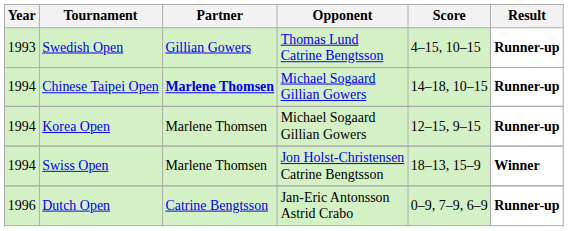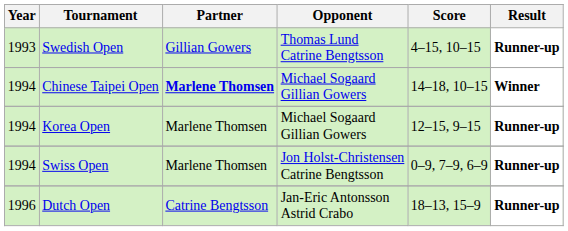(527, 87) Runner-up -> (517, 87) Winner
(446, 166) 18–13, 15–9 -> (449, 166) 0–9, 7–9, 6–9
(517, 166) Winner -> (527, 166) Runner-up
(449, 205) 0–9, 7–9, 6–9 -> (446, 205) 18–13, 15–9
